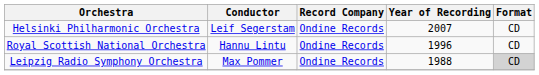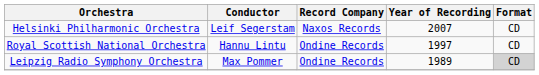(342, 29) Ondine Records -> (342, 29) Naxos Records
(440, 45) 1996 -> (440, 45) 1997
(440, 61) 1988 -> (440, 61) 1989
